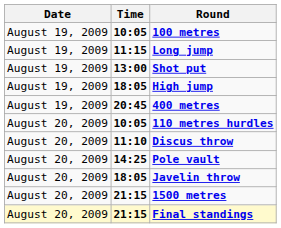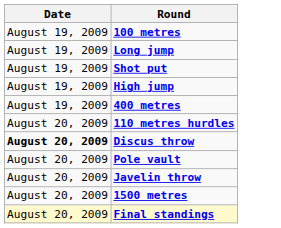- column: (130, 14)
(58, 141) normal -> (58, 141) bold
